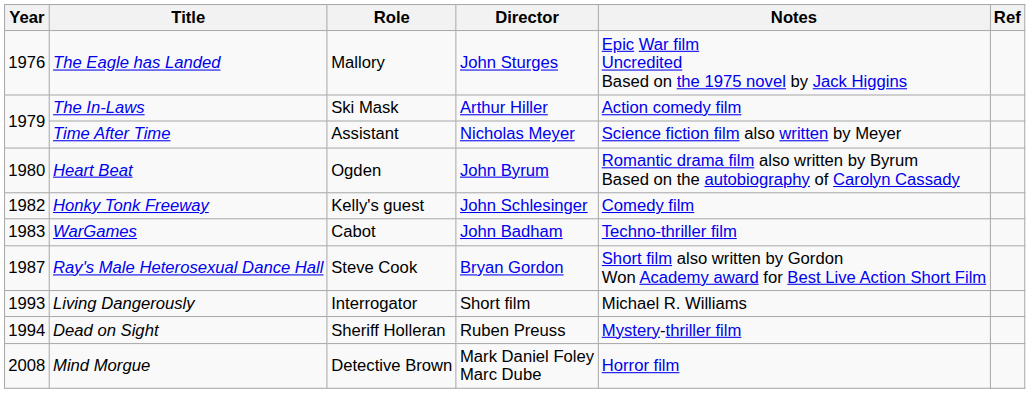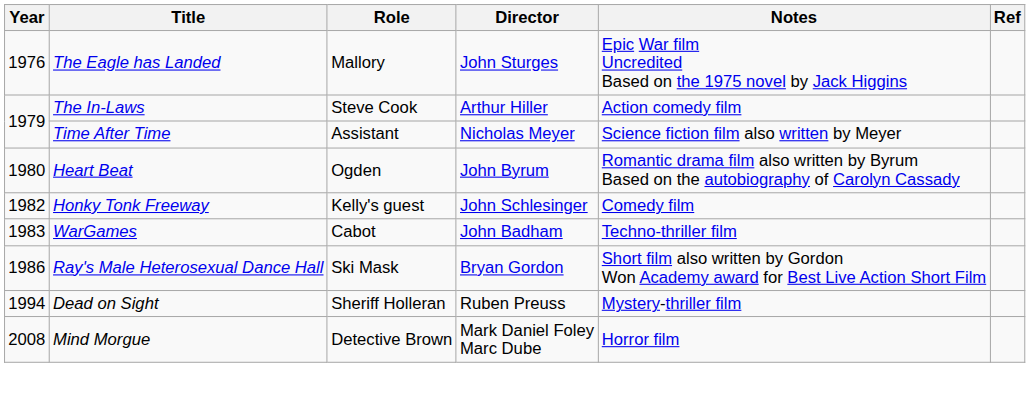(365, 107) Ski Mask -> (374, 107) Steve Cook
(27, 267) 1987 -> (27, 267) 1986
(374, 267) Steve Cook -> (365, 267) Ski Mask
- row: (124, 303)
